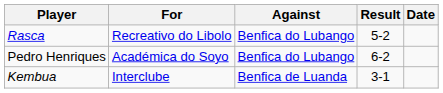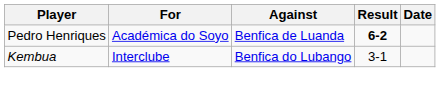- row: (26, 35)
(296, 56) Benfica do Lubango -> (289, 35) Benfica de Luanda
(380, 56) normal -> (378, 35) bold
(292, 77) Benfica de Luanda -> (293, 56) Benfica do Lubango
